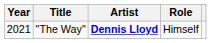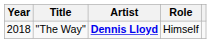(19, 30) 2021 -> (19, 30) 2018
